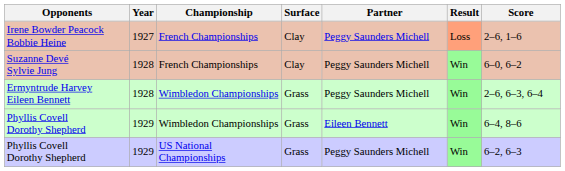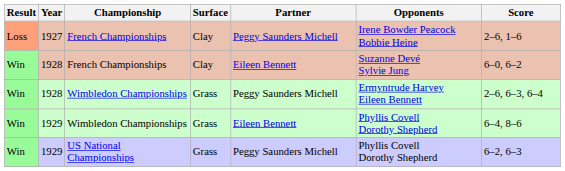columns swapped: (464, 13) <-> (67, 13)
(377, 65) Peggy Saunders Michell -> (265, 65) Eileen Bennett
